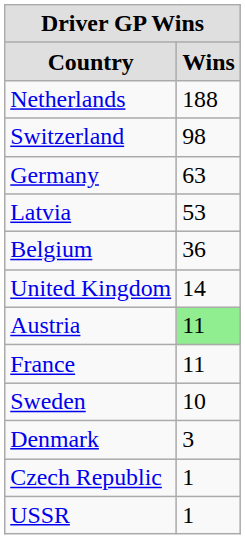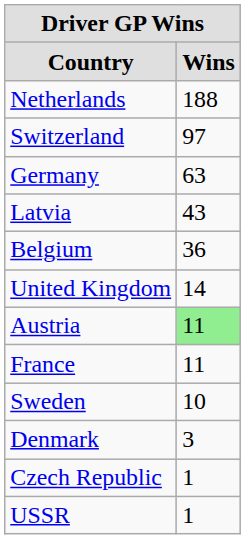(194, 136) 98 -> (194, 136) 97
(194, 212) 53 -> (194, 212) 43
